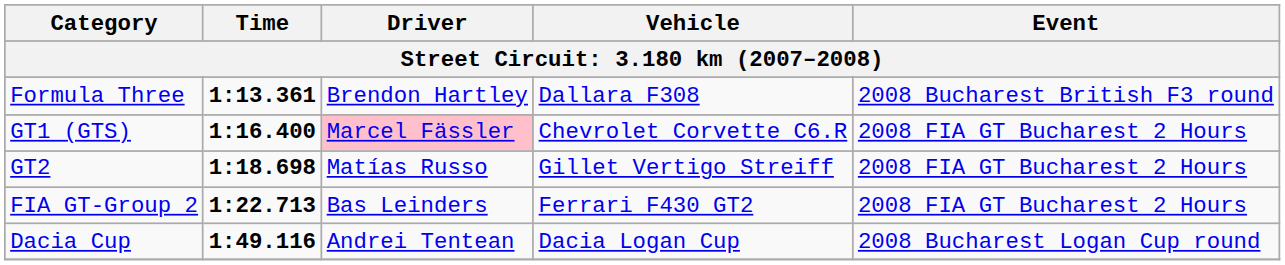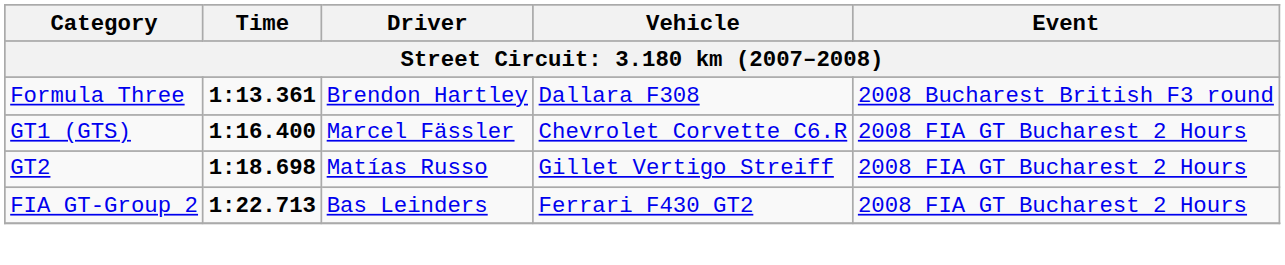(421, 132) pink background -> (421, 132) no background
- row: (71, 242)
